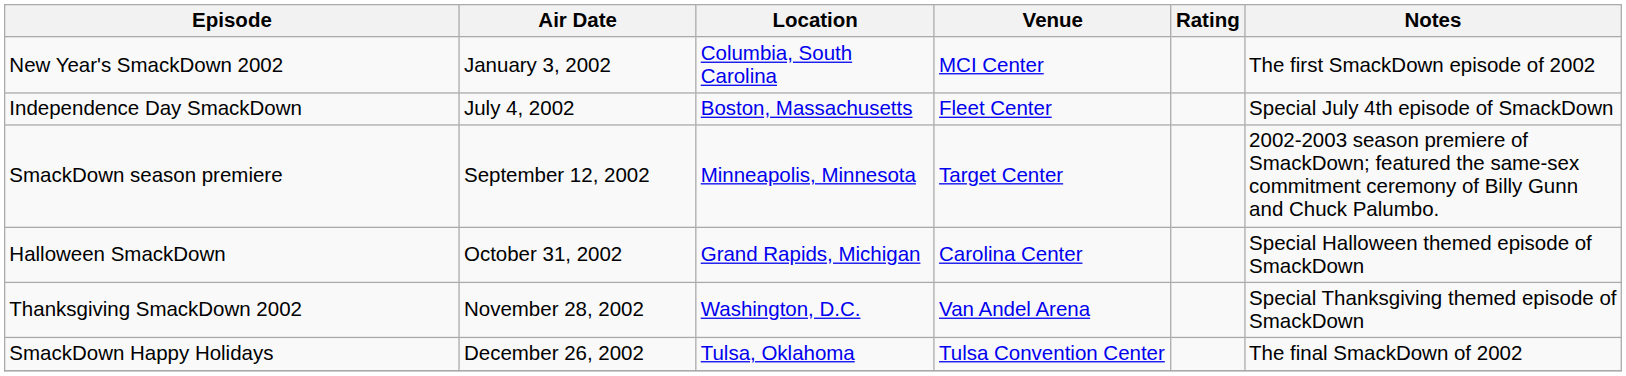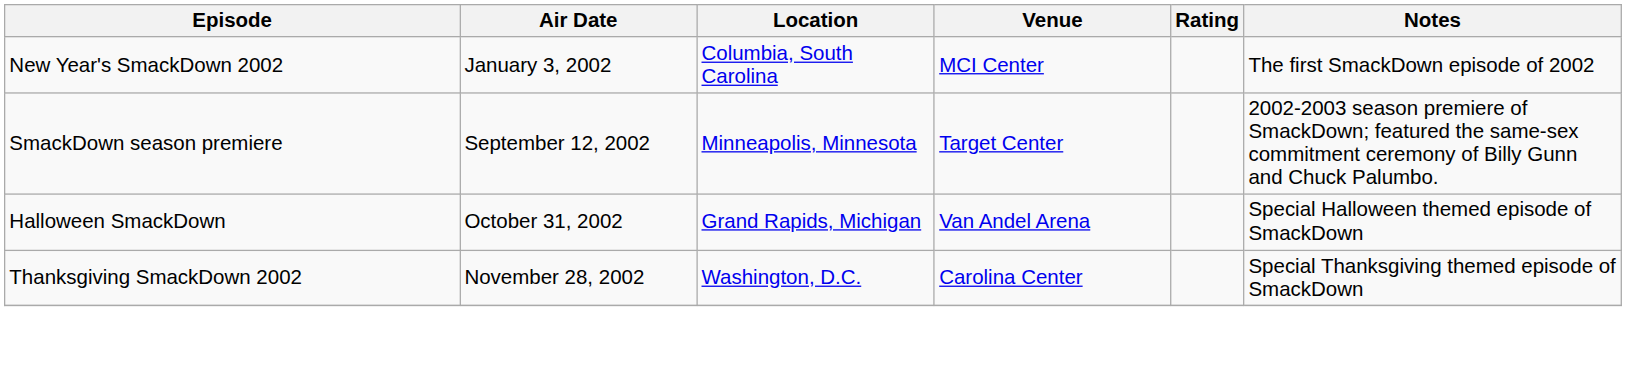- row: (156, 108)
(1011, 254) Carolina Center -> (1015, 221) Van Andel Arena
(1015, 309) Van Andel Arena -> (1011, 277) Carolina Center
- row: (141, 353)
